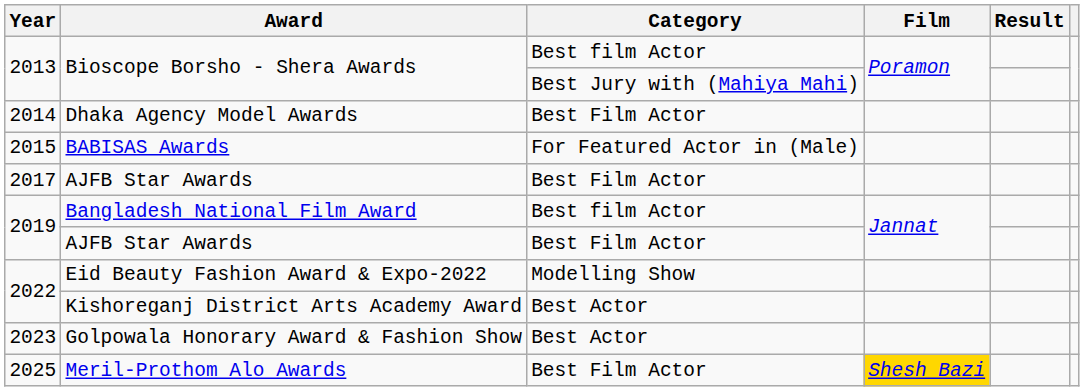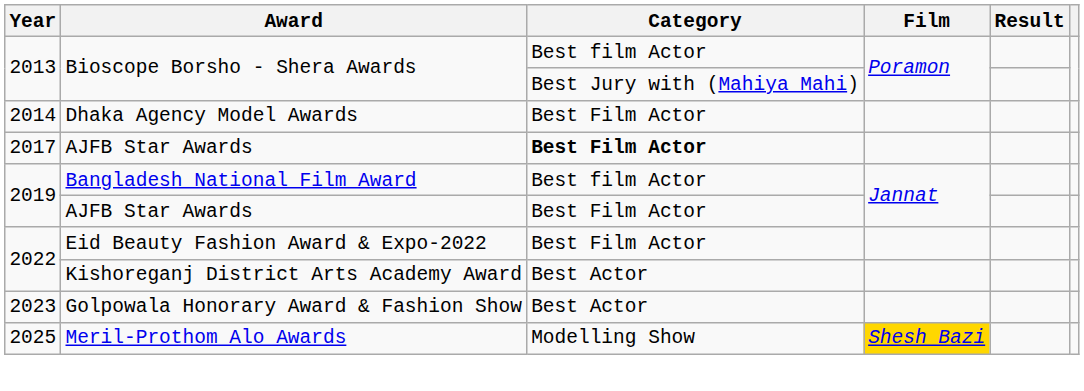- row: (33, 148)
(619, 180) normal -> (619, 148) bold
(613, 275) Modelling Show -> (619, 243) Best Film Actor
(619, 370) Best Film Actor -> (613, 338) Modelling Show
